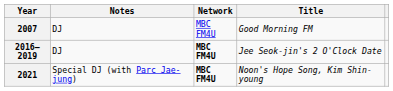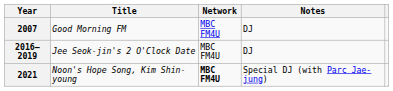columns swapped: (311, 11) <-> (122, 11)
(206, 52) bold -> (210, 52) normal
